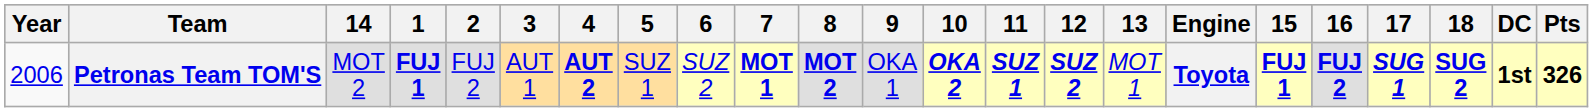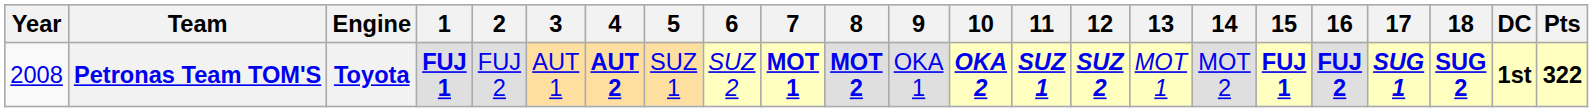columns swapped: (1211, 24) <-> (359, 24)
(37, 74) 2006 -> (37, 74) 2008
(1562, 74) 326 -> (1562, 74) 322
